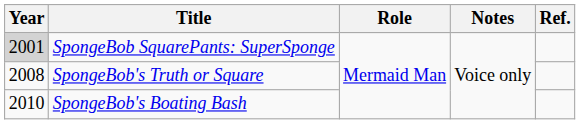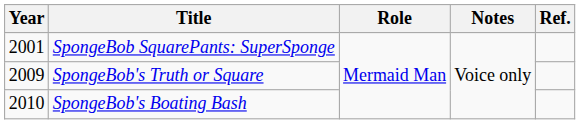(27, 47) lightgrey background -> (27, 47) no background
(27, 75) 2008 -> (27, 75) 2009
